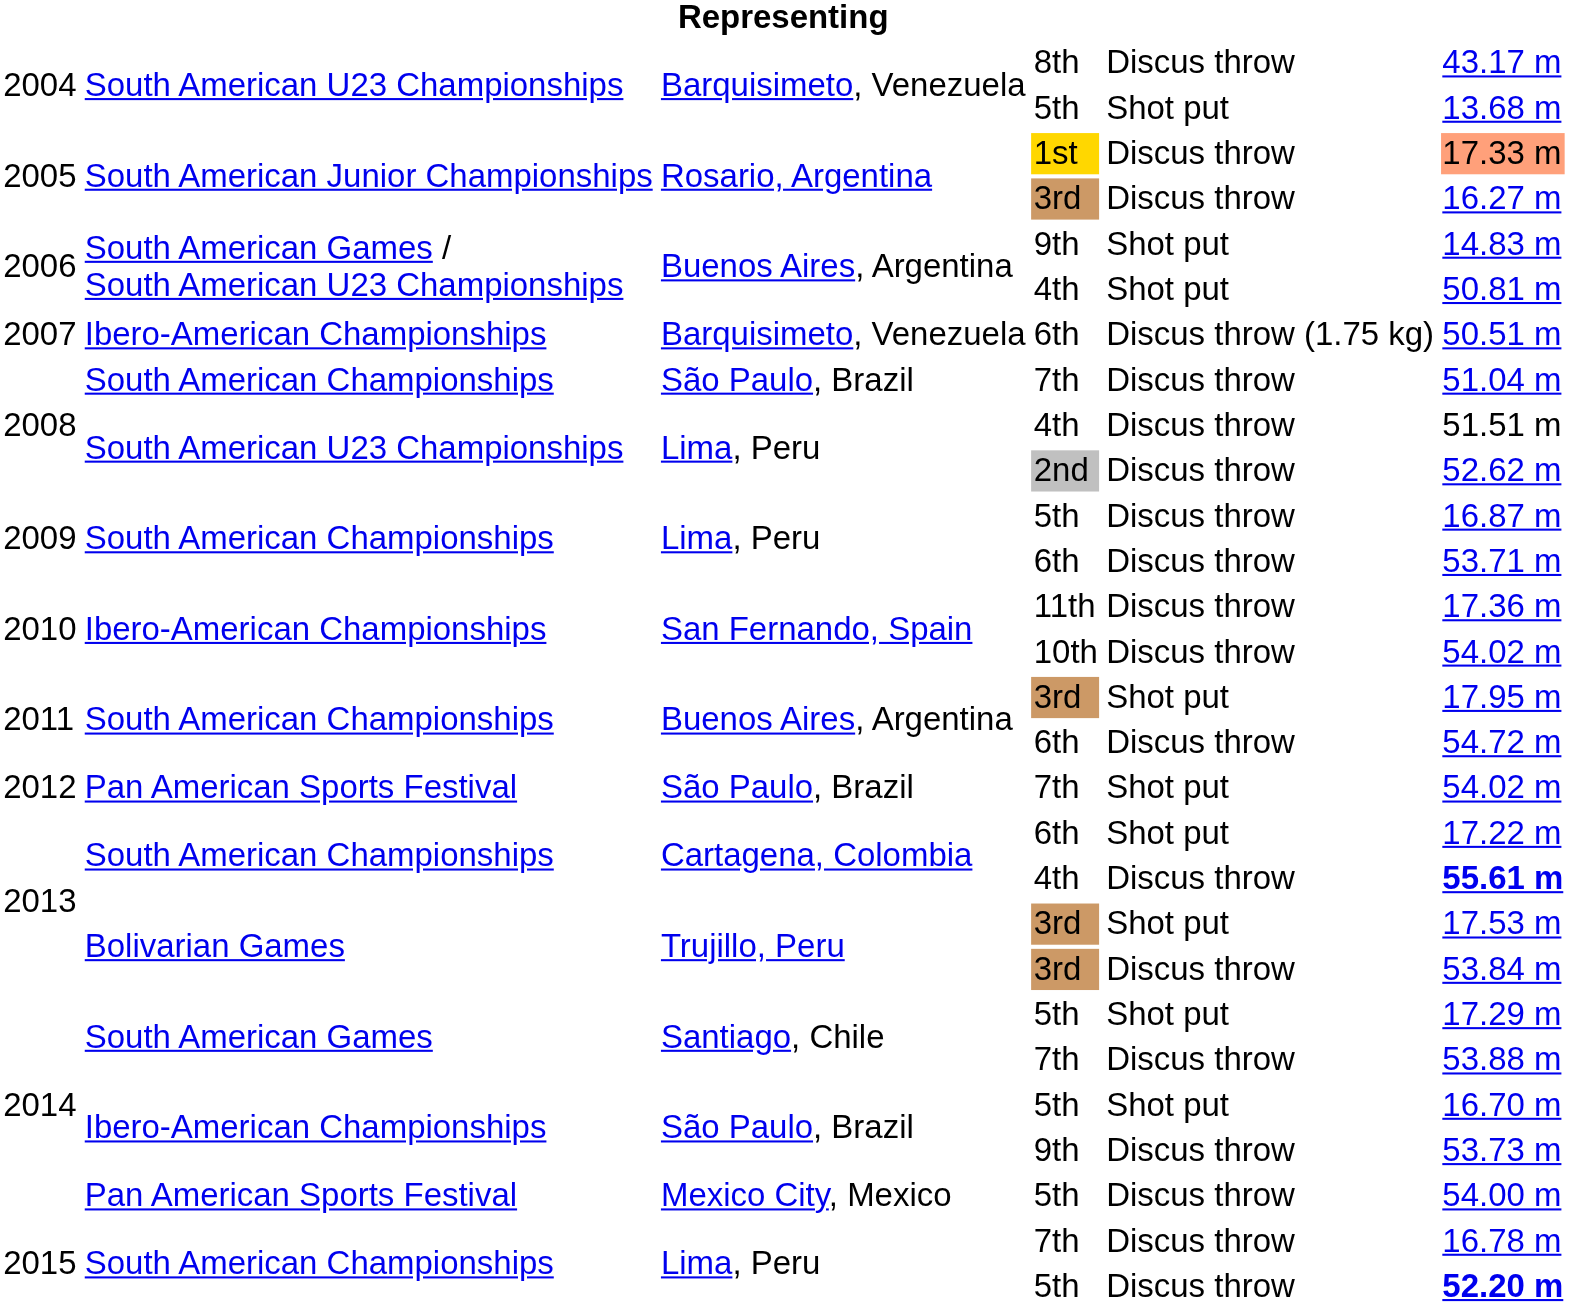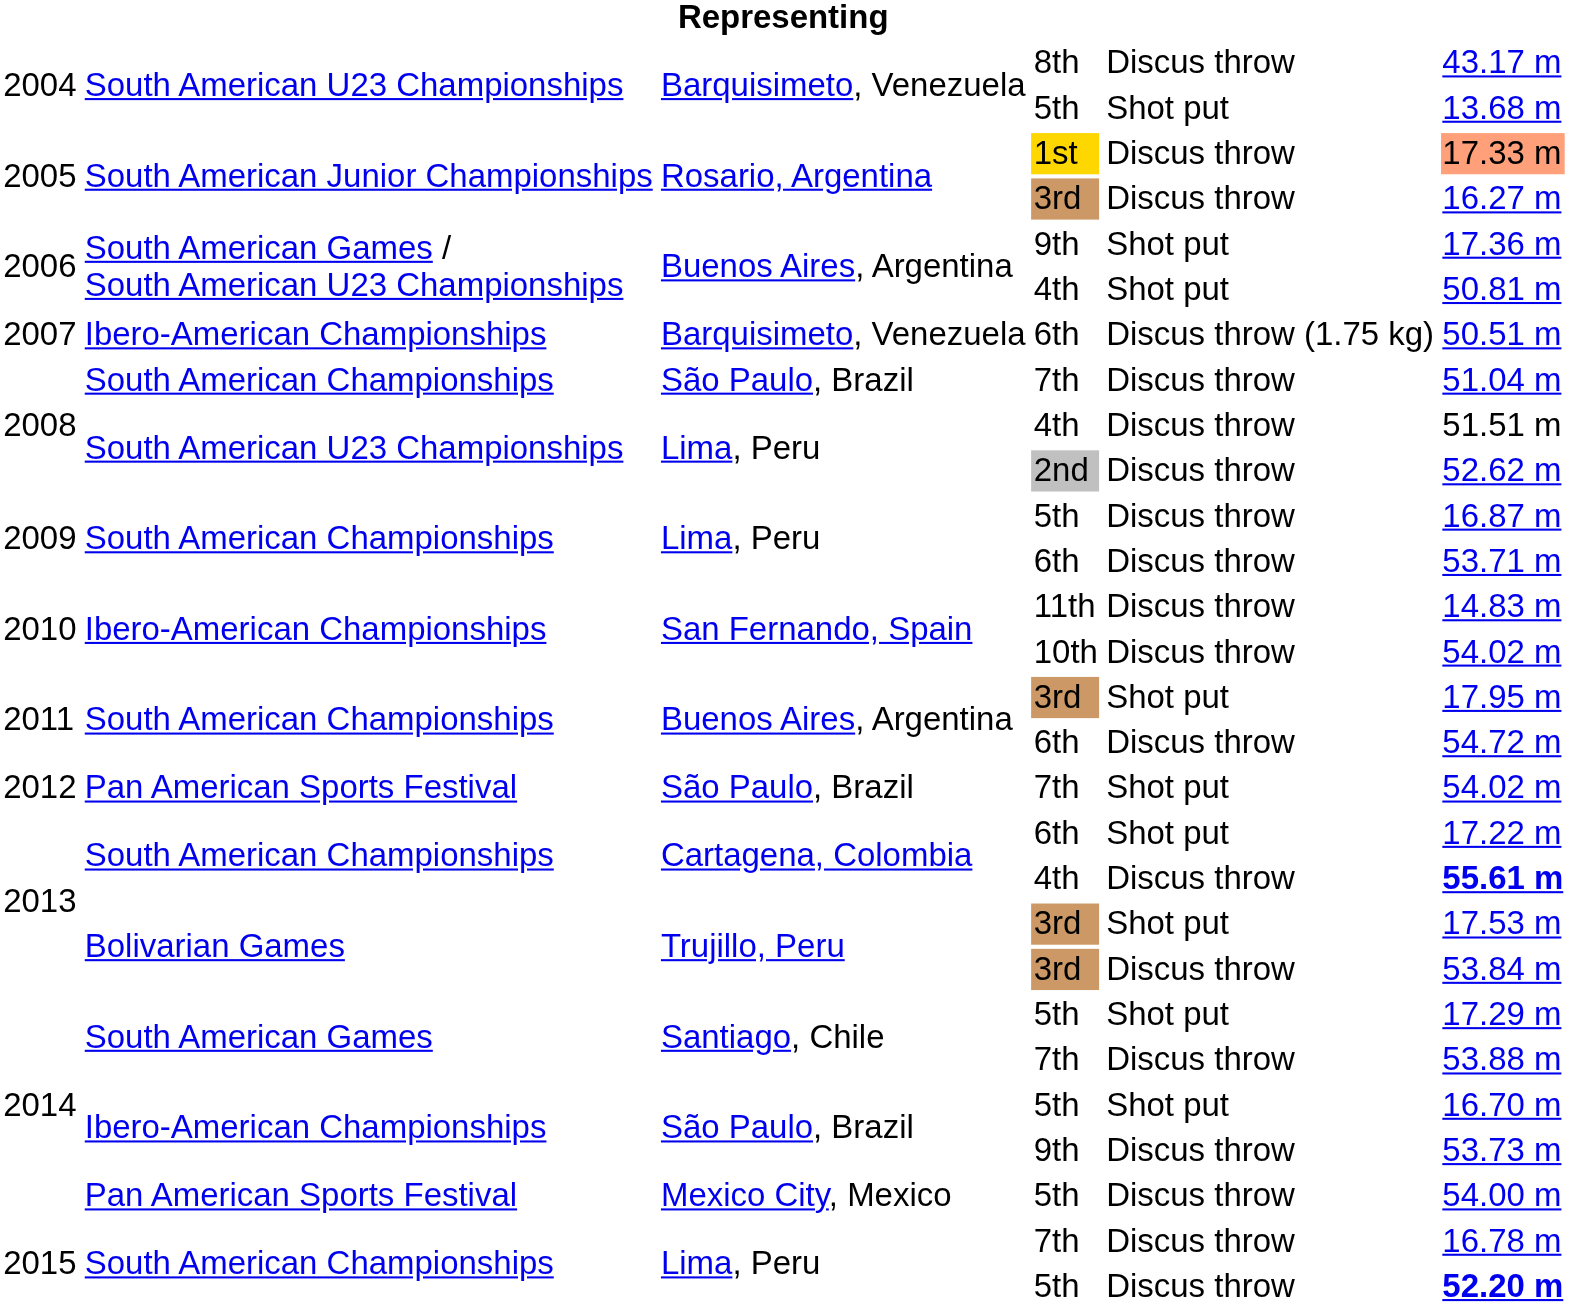(1502, 243) 14.83 m -> (1502, 243) 17.36 m
(1502, 606) 17.36 m -> (1502, 606) 14.83 m
